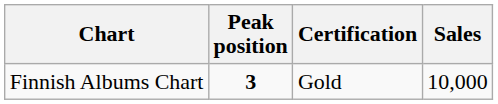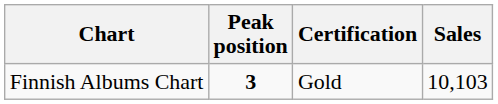(457, 81) 10,000 -> (457, 81) 10,103
